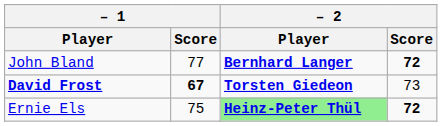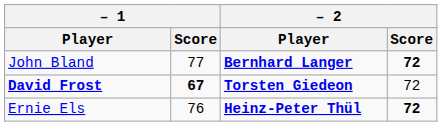(412, 86) 73 -> (412, 86) 72
(196, 109) 75 -> (196, 109) 76
(293, 109) lightgreen background -> (293, 109) no background
